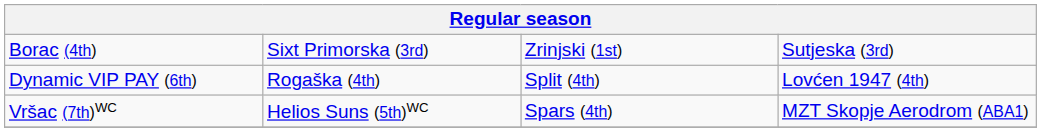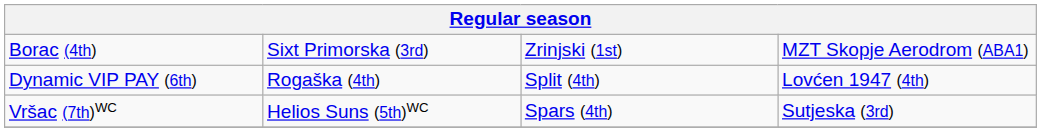(838, 49) Sutjeska (3rd) -> (905, 49) MZT Skopje Aerodrom (ABA1)
(905, 111) MZT Skopje Aerodrom (ABA1) -> (838, 111) Sutjeska (3rd)
